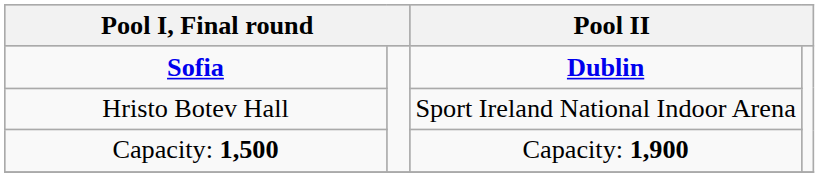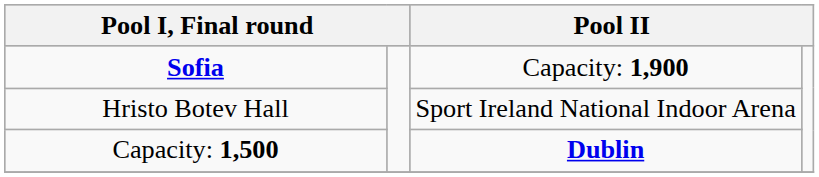(606, 66) Dublin -> (606, 66) Capacity: 1,900
(606, 150) Capacity: 1,900 -> (606, 150) Dublin
